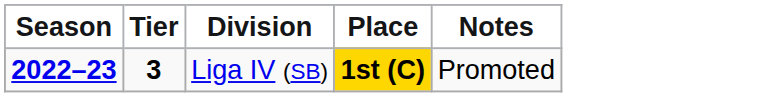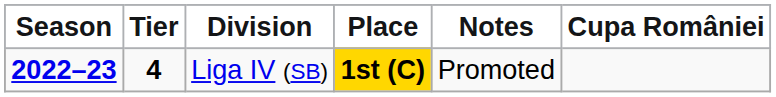+ column: (666, 27)
(154, 69) 3 -> (154, 69) 4
